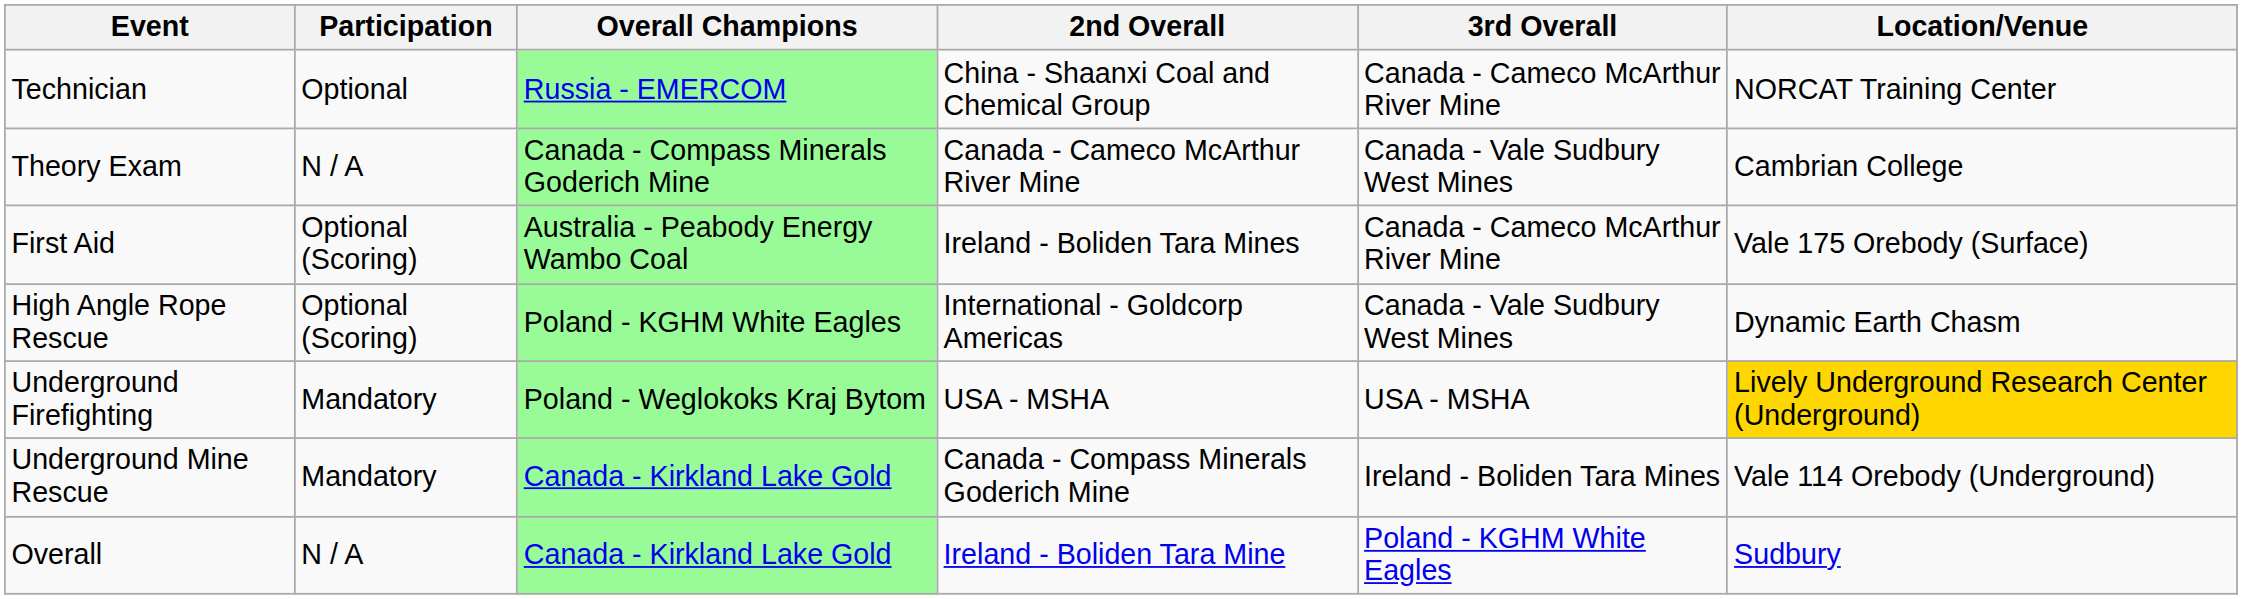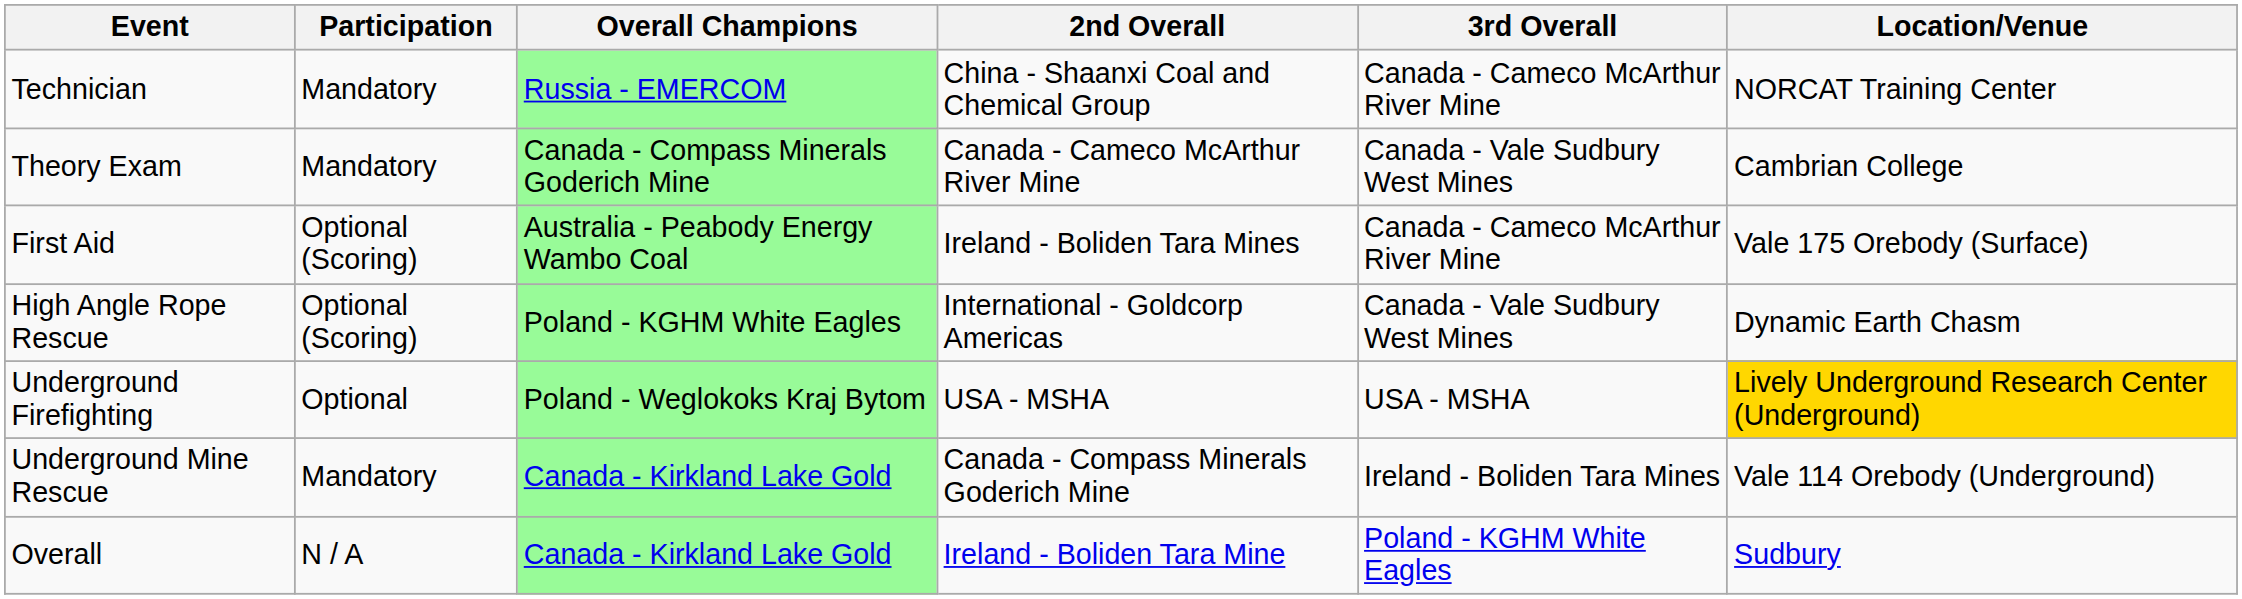(355, 88) Optional -> (369, 88) Mandatory
(332, 166) N / A -> (369, 166) Mandatory
(369, 399) Mandatory -> (355, 399) Optional
